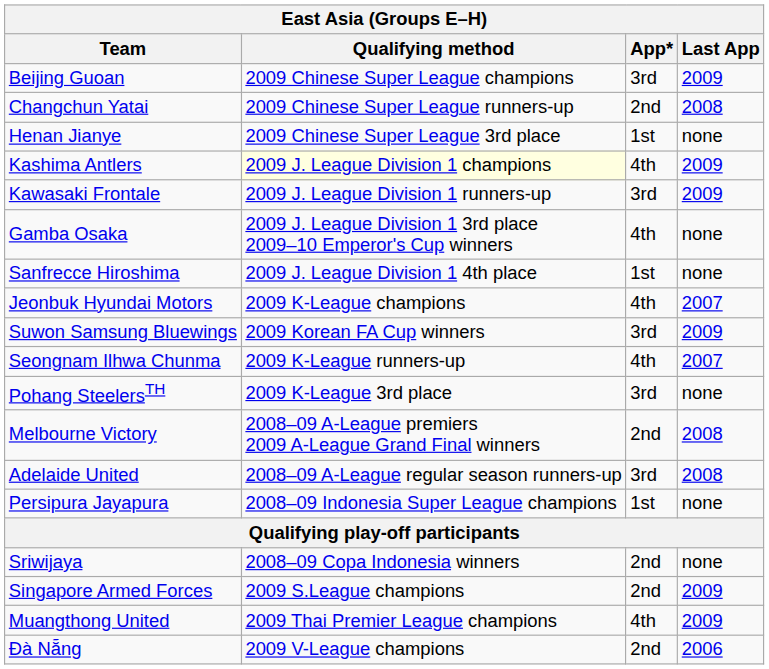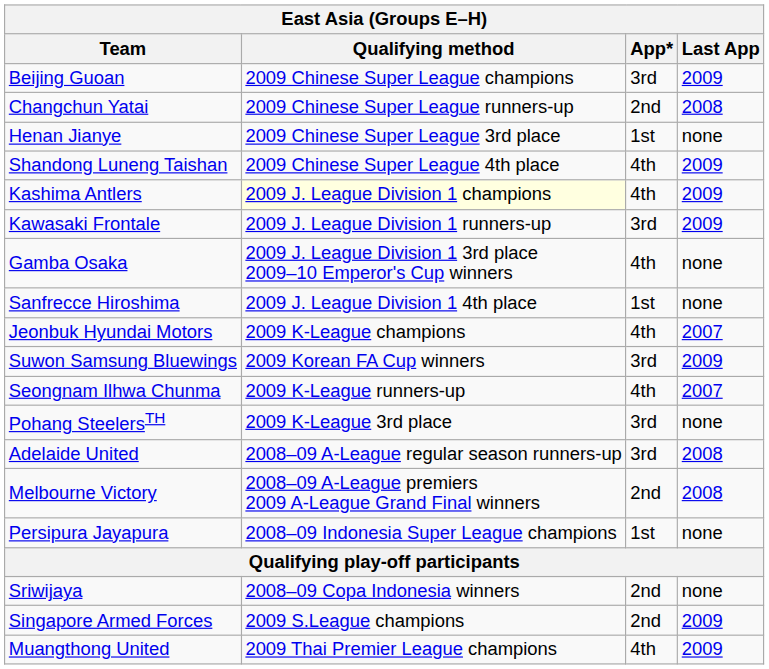+ row: (118, 165)
rows swapped: (83, 434) <-> (74, 474)
- row: (45, 649)
